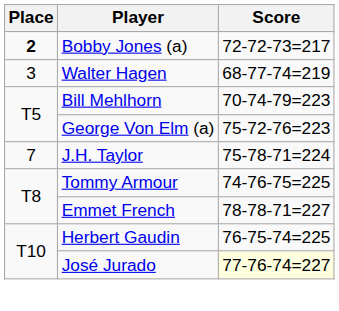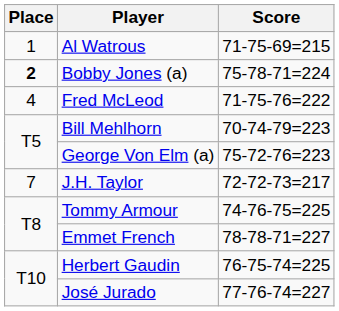+ row: (104, 45)
(276, 45) 72-72-73=217 -> (276, 73) 75-78-71=224
- row: (114, 73)
+ row: (113, 100)
(276, 155) 75-78-71=224 -> (276, 182) 72-72-73=217
(276, 264) lightyellow background -> (276, 292) no background
